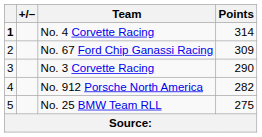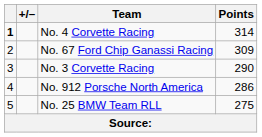(244, 87) 282 -> (244, 87) 286
